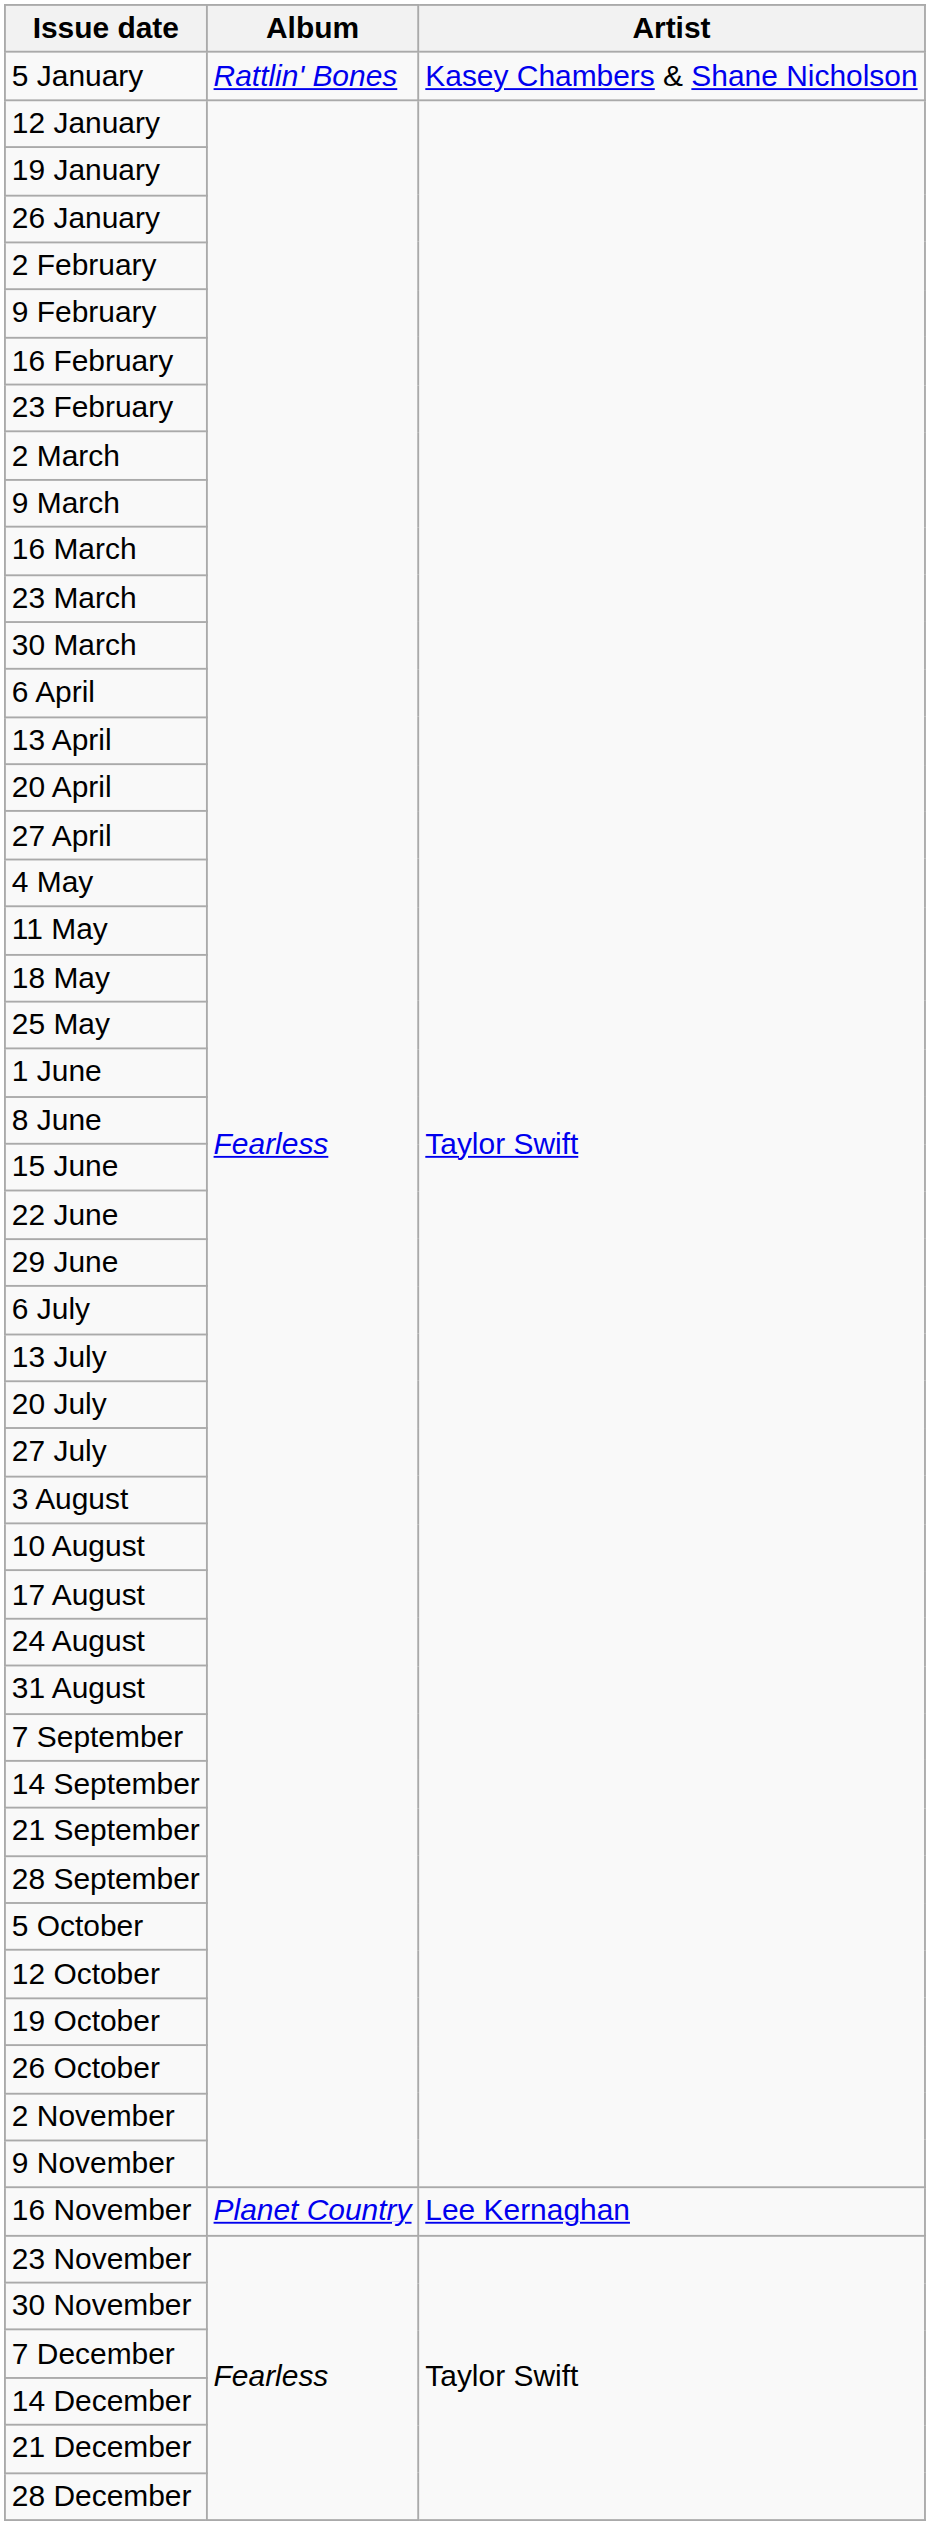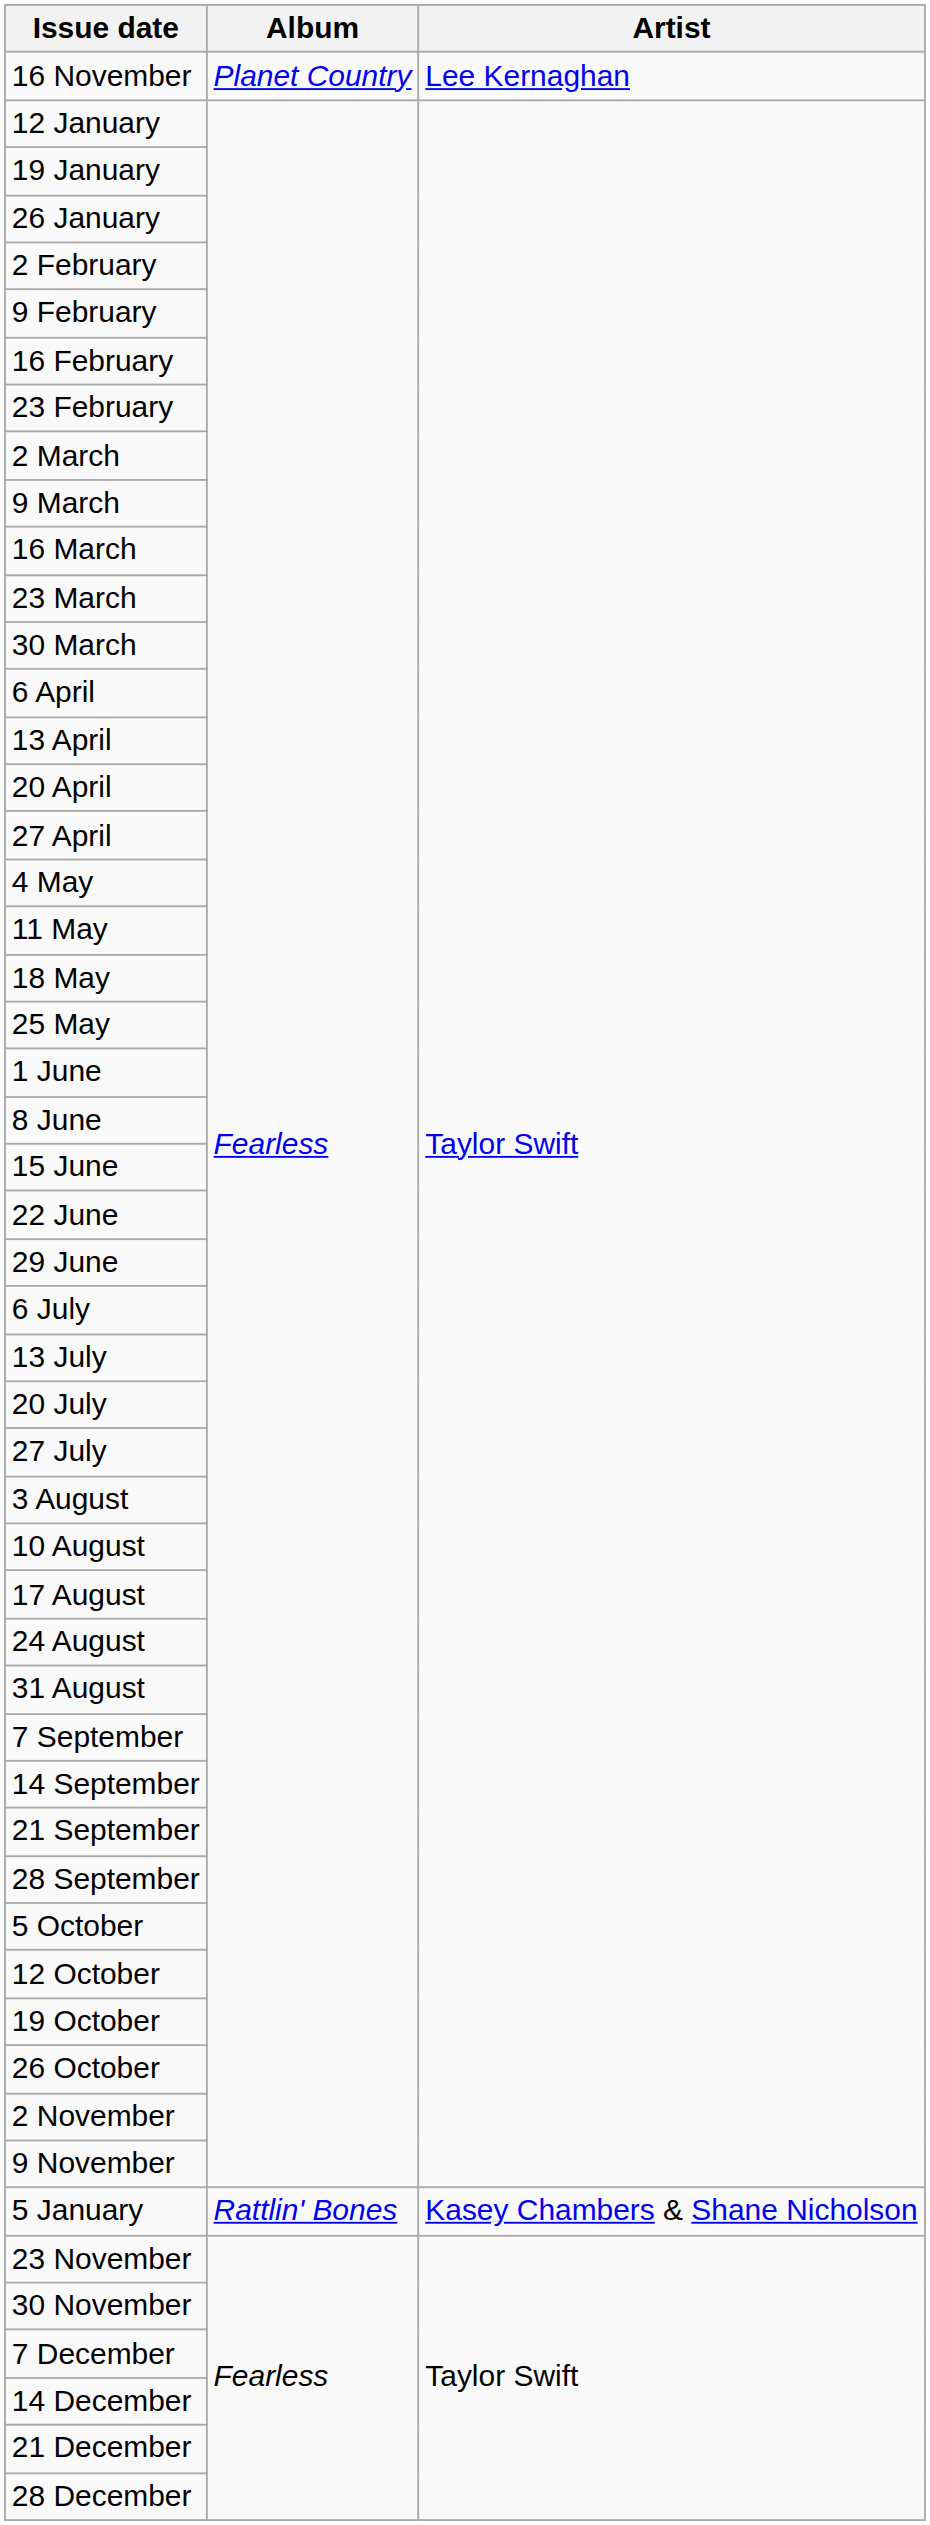rows swapped: (78, 75) <-> (102, 2210)
